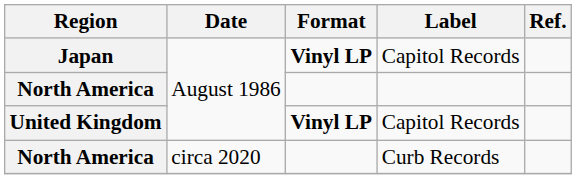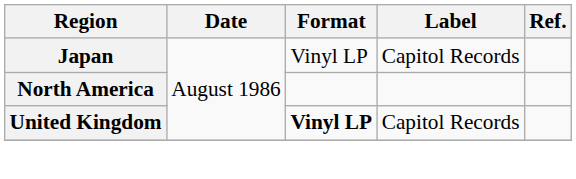(331, 55) bold -> (329, 55) normal
- row: (86, 156)
